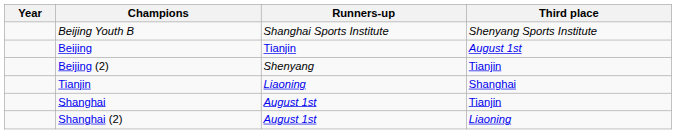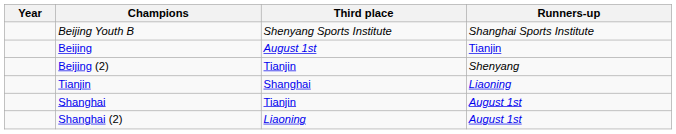columns swapped: (364, 13) <-> (569, 13)
